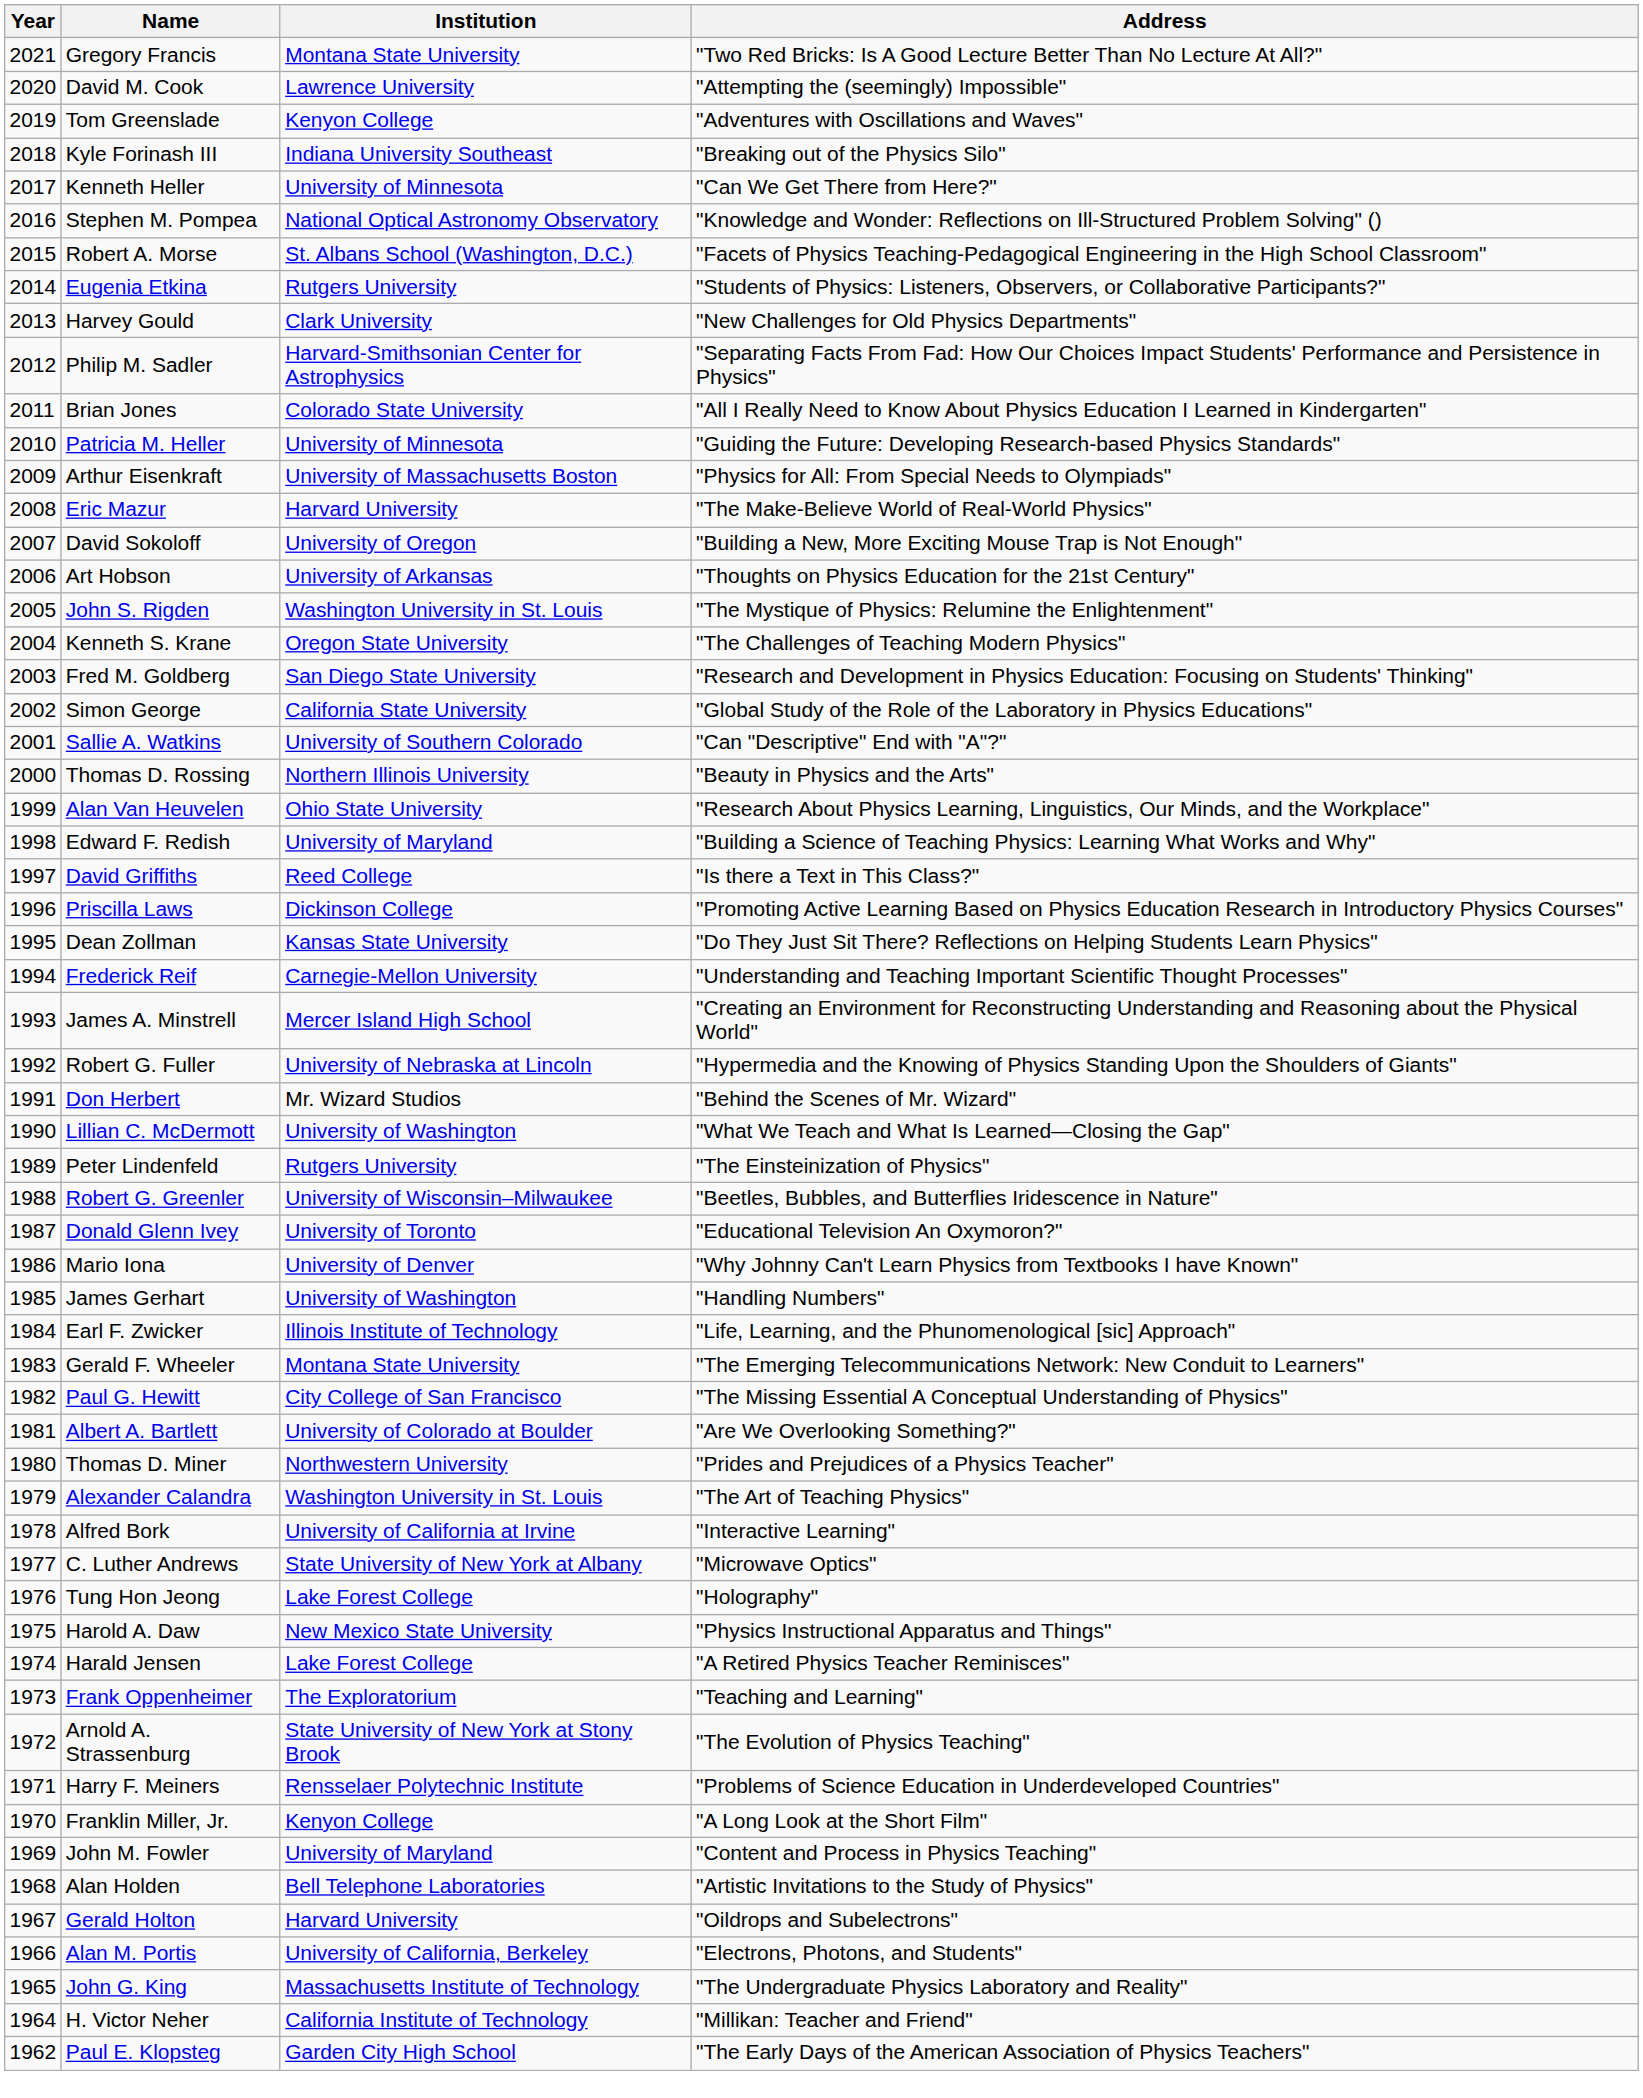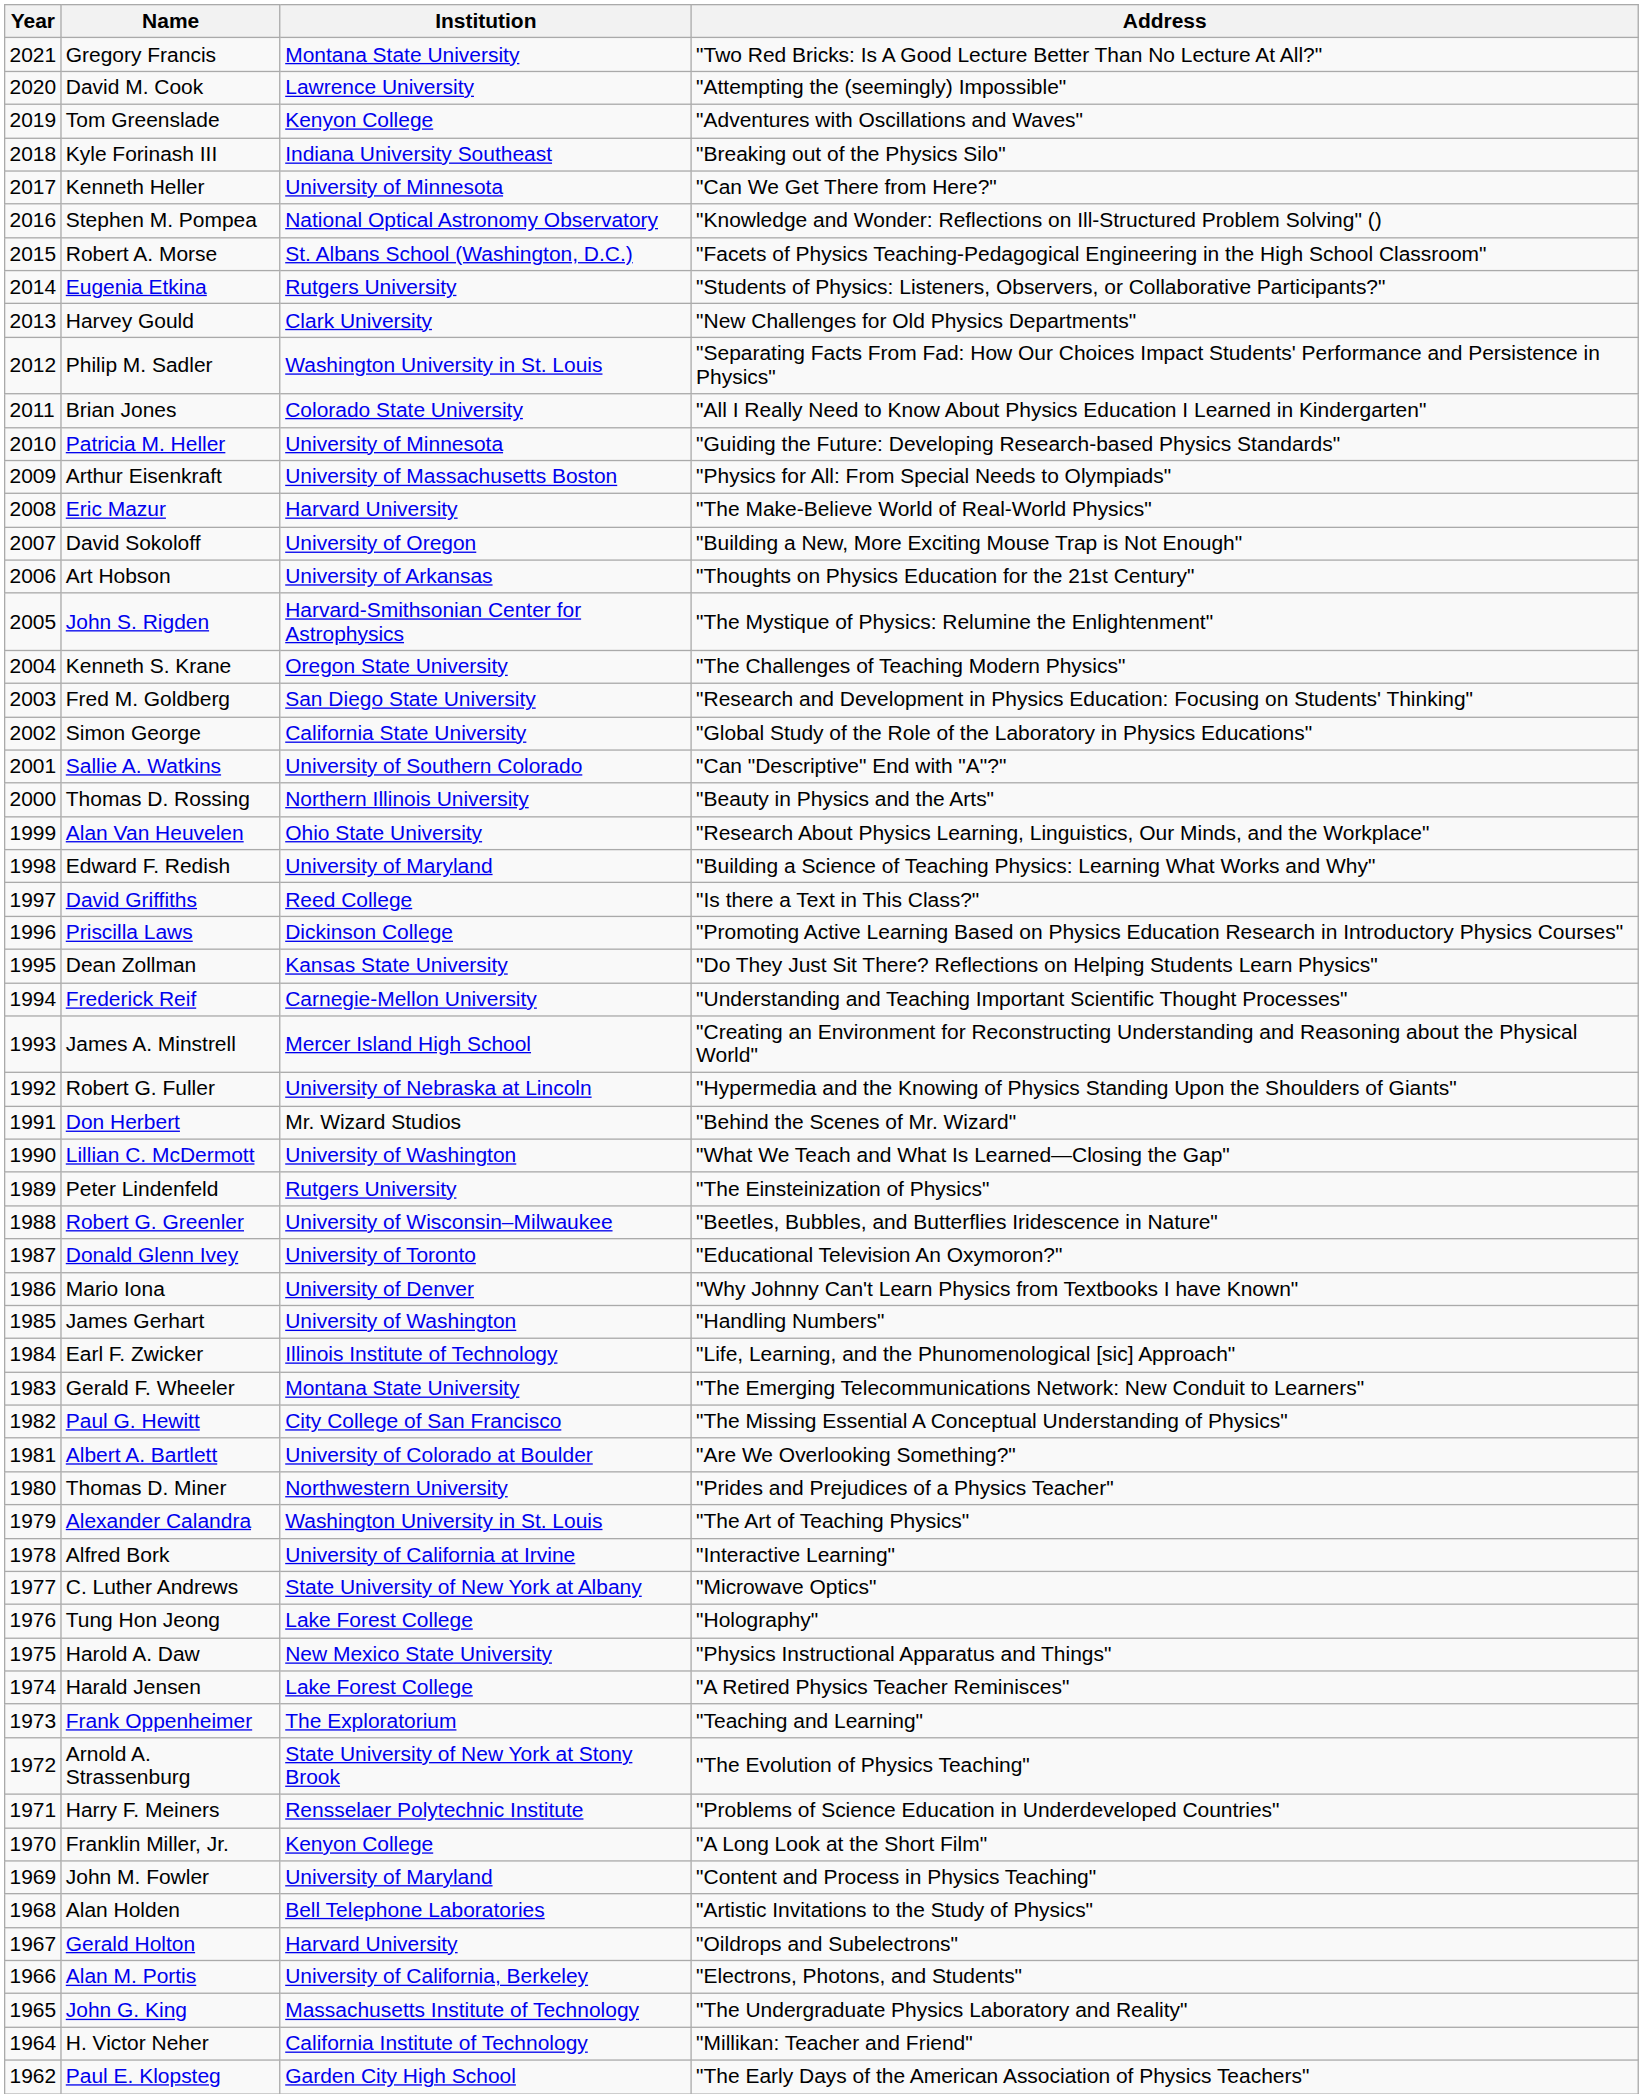(433, 365) Harvard-Smithsonian Center for Astrophysics -> (444, 365) Washington University in St. Louis
(444, 609) Washington University in St. Louis -> (433, 621) Harvard-Smithsonian Center for Astrophysics
